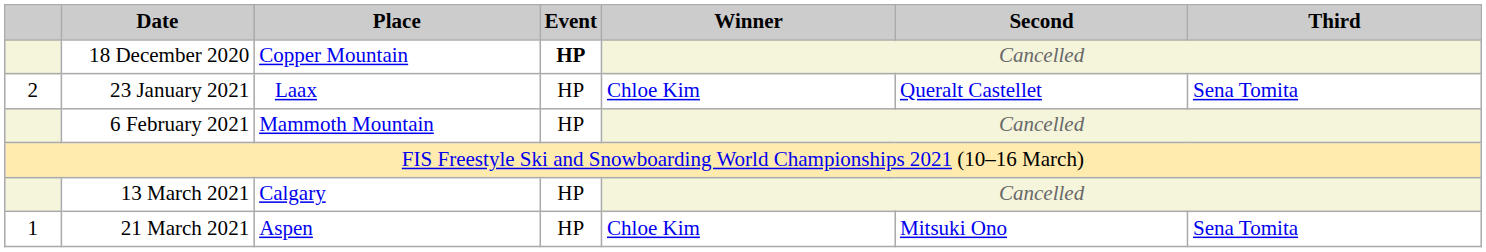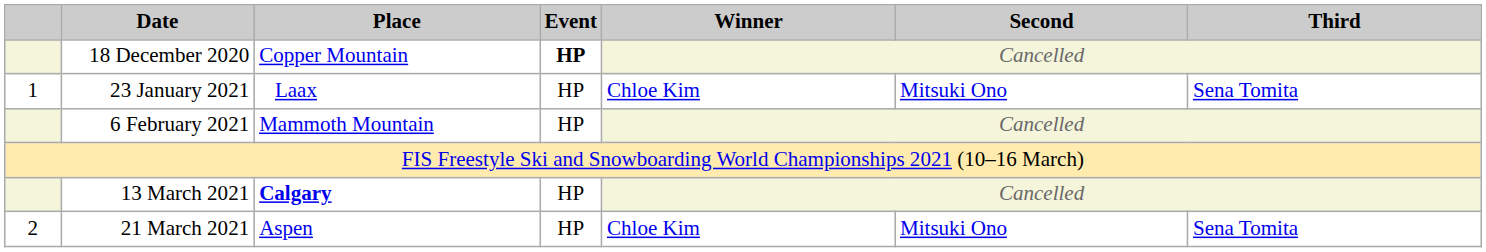(33, 90) 2 -> (33, 90) 1
(971, 90) Queralt Castellet -> (953, 90) Mitsuki Ono
(292, 193) normal -> (295, 193) bold
(33, 228) 1 -> (33, 228) 2
